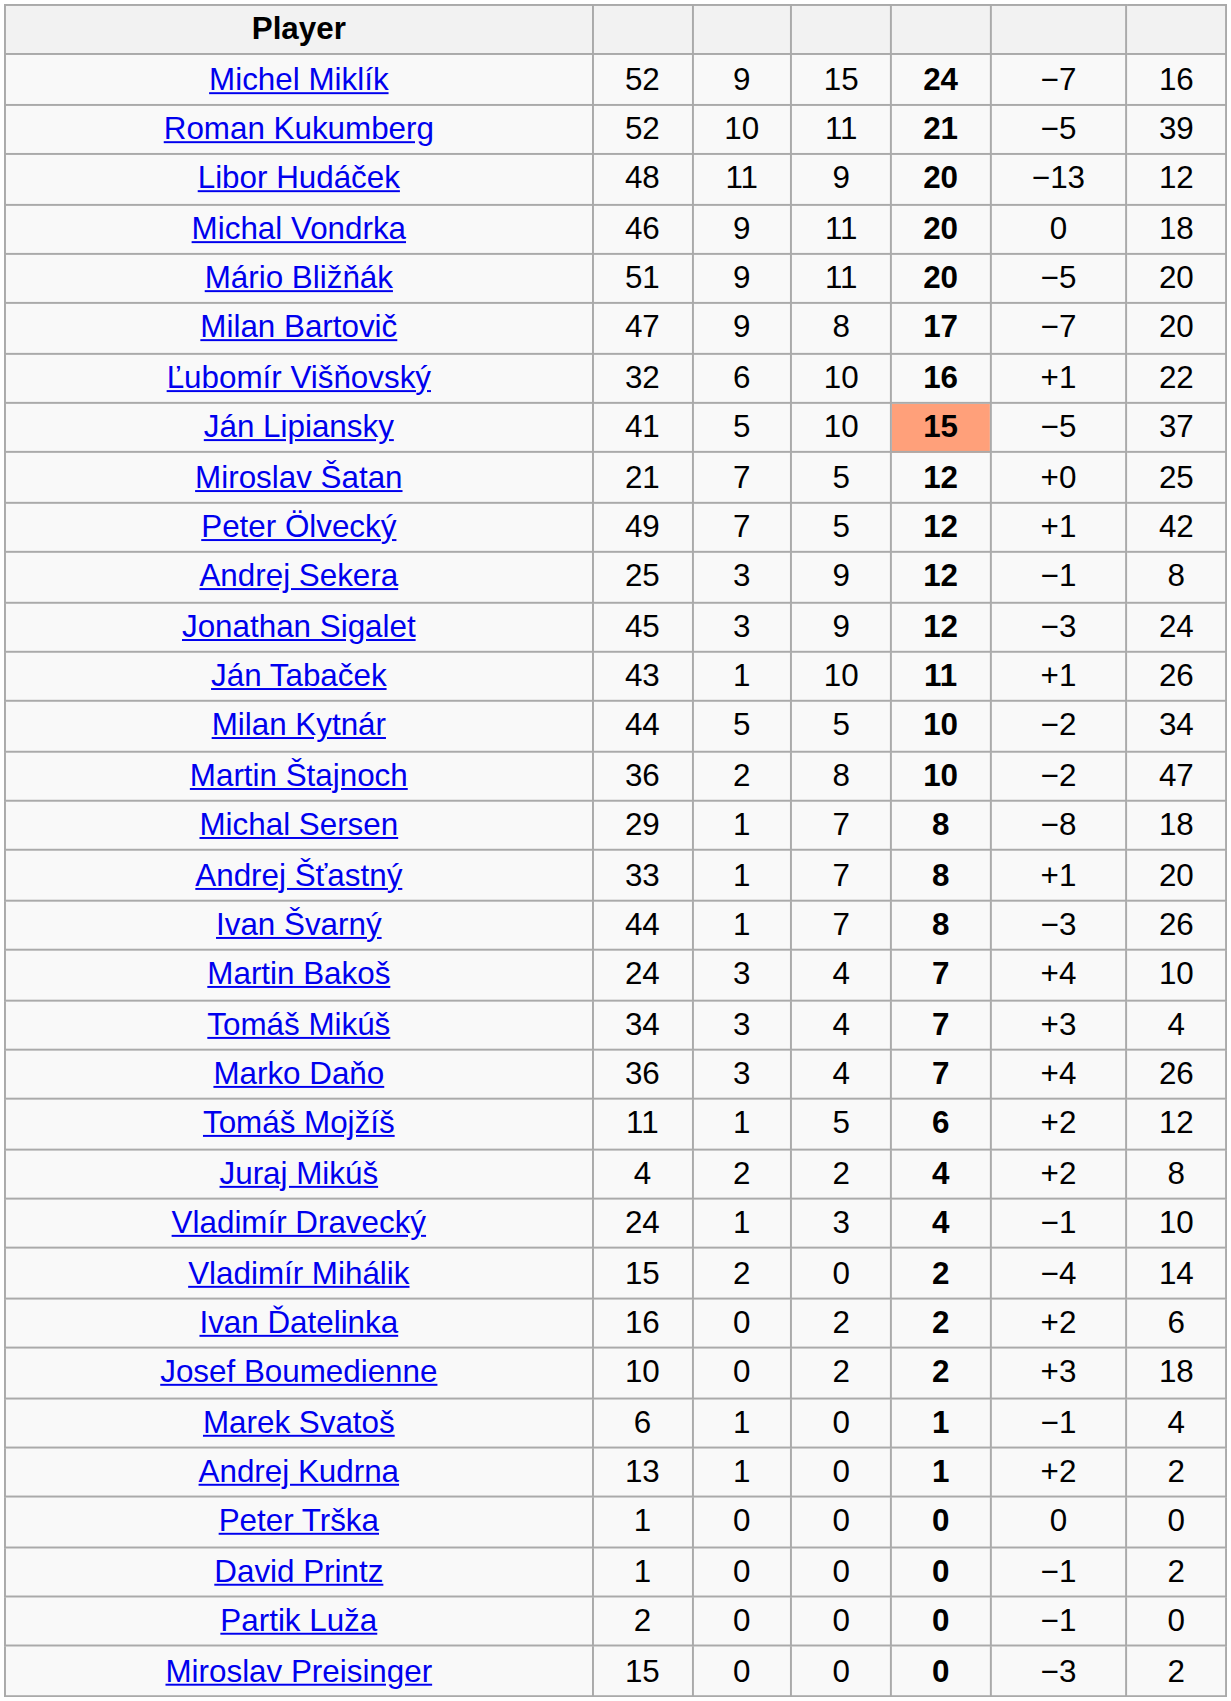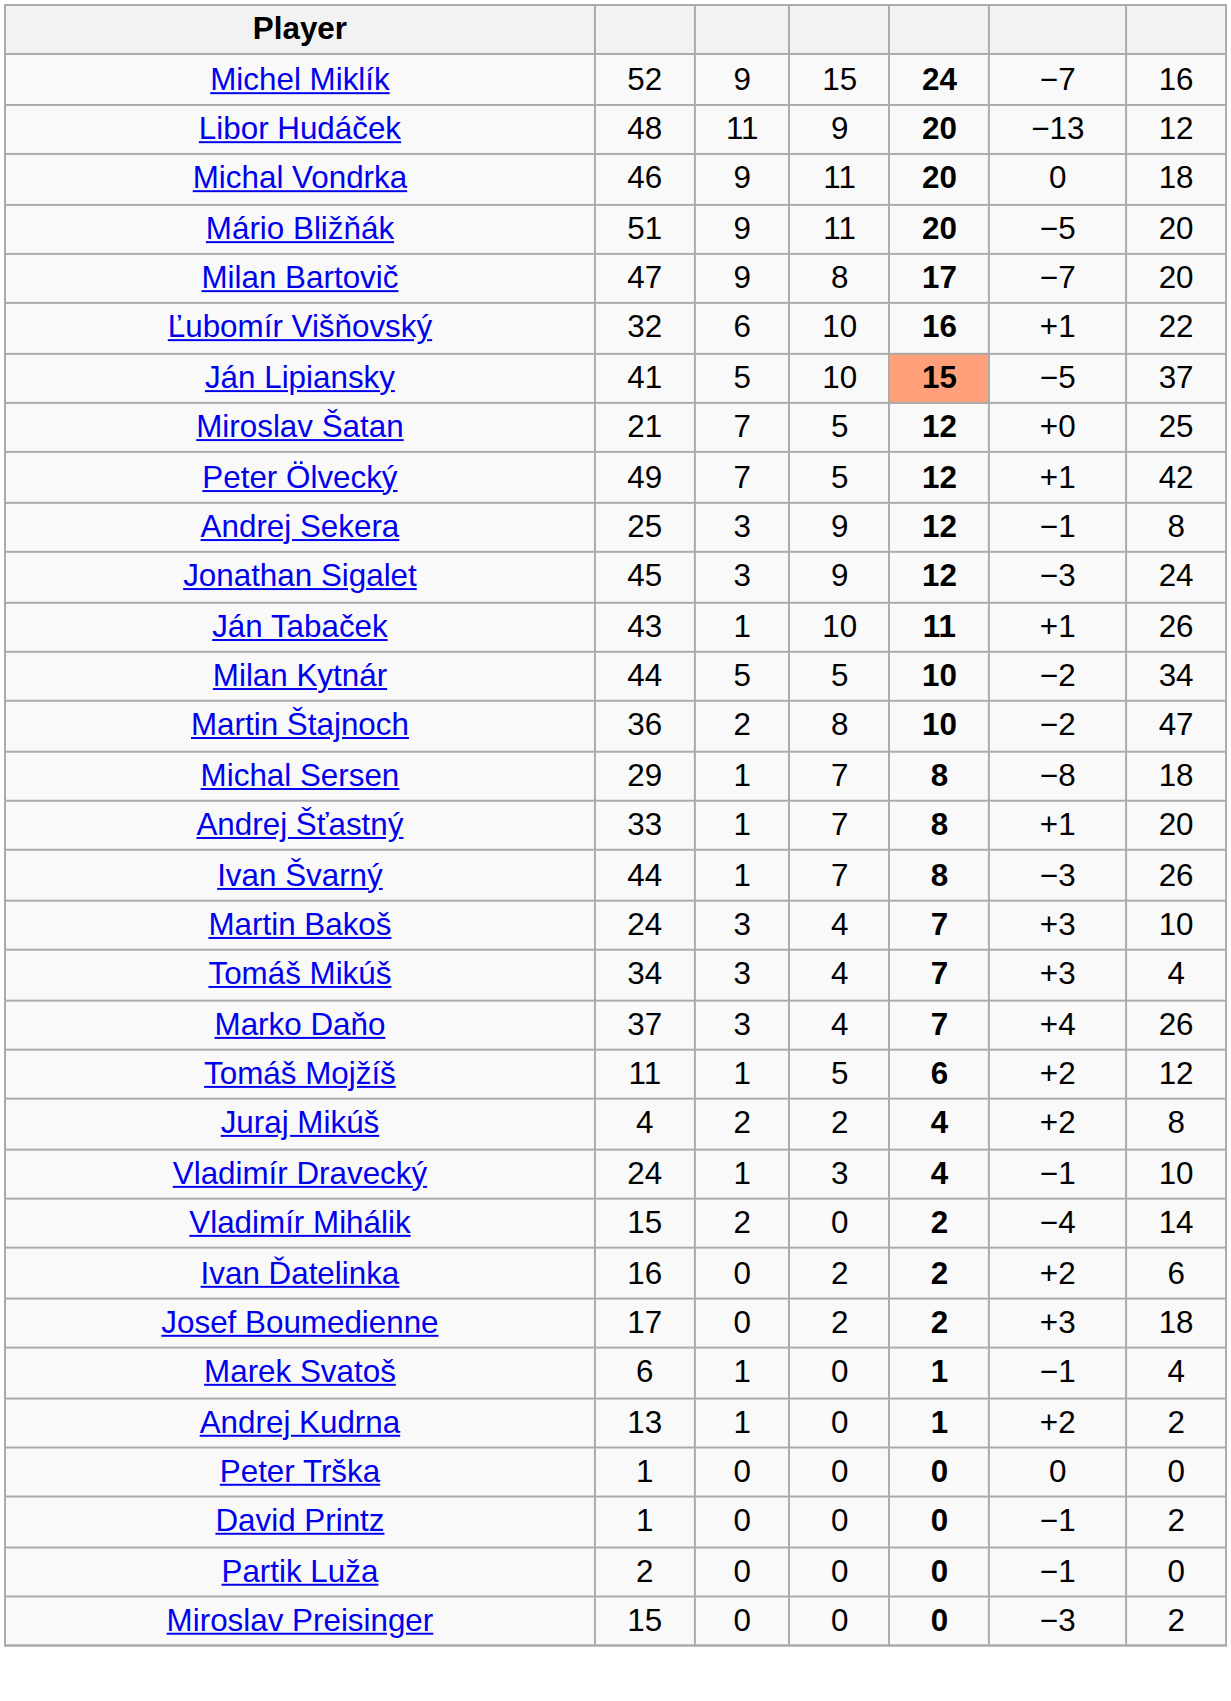- row: (299, 128)
(1058, 974) +4 -> (1058, 924) +3
(642, 1073) 36 -> (645, 1024) 37
(642, 1372) 10 -> (645, 1322) 17
